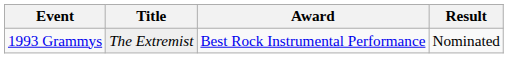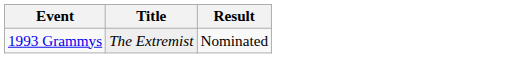- column: (313, 16)
